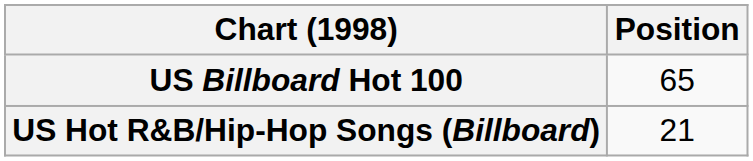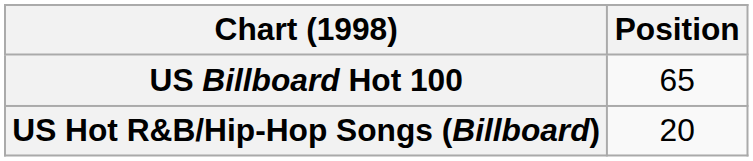(677, 130) 21 -> (677, 130) 20
